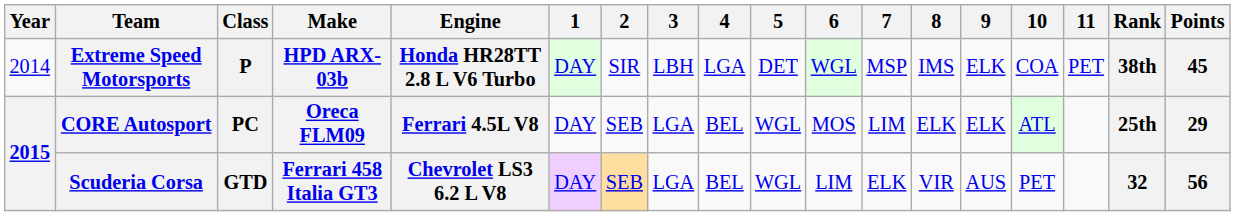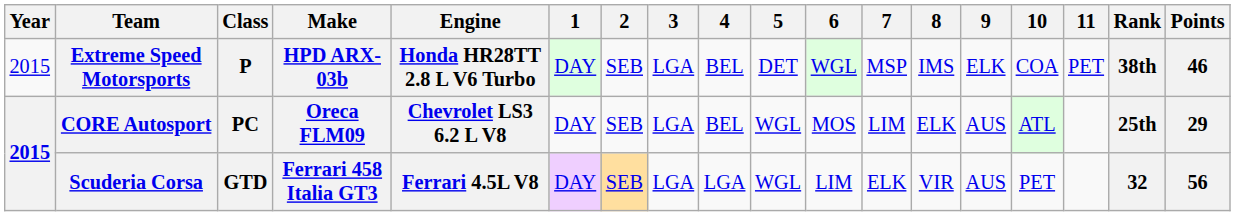(30, 67) 2014 -> (30, 67) 2015
(624, 67) SIR -> (624, 67) SEB
(673, 67) LBH -> (673, 67) LGA
(725, 67) LGA -> (725, 67) BEL
(1198, 67) 45 -> (1198, 67) 46
(470, 124) Ferrari 4.5L V8 -> (470, 124) Chevrolet LS3 6.2 L V8
(986, 124) ELK -> (986, 124) AUS
(470, 182) Chevrolet LS3 6.2 L V8 -> (470, 182) Ferrari 4.5L V8
(725, 182) BEL -> (725, 182) LGA
